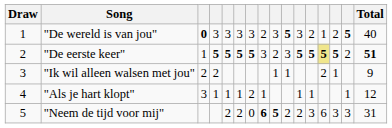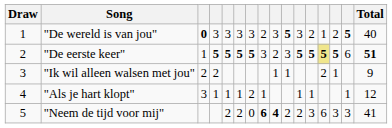(348, 53) 2 -> (348, 53) 6
(276, 113) 5 -> (276, 113) 4
(370, 113) 31 -> (370, 113) 41
